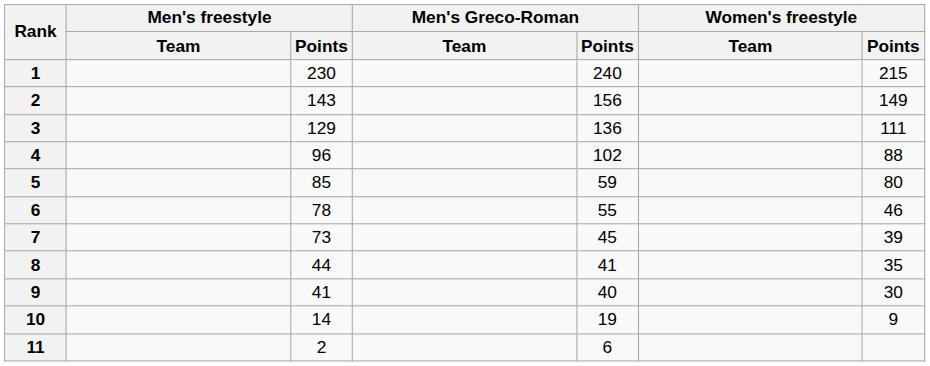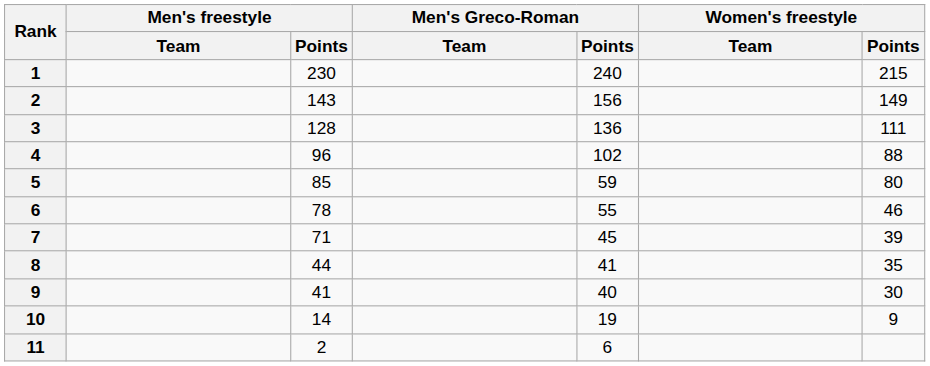(321, 127) 129 -> (321, 127) 128
(321, 237) 73 -> (321, 237) 71
